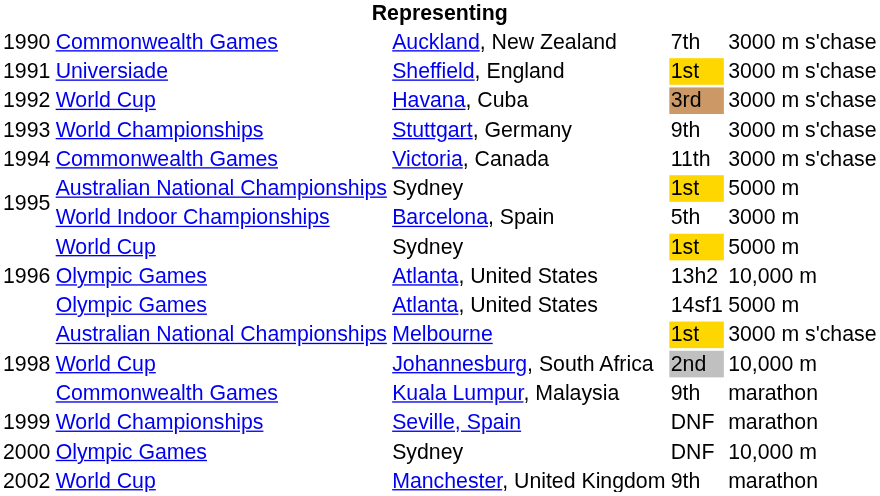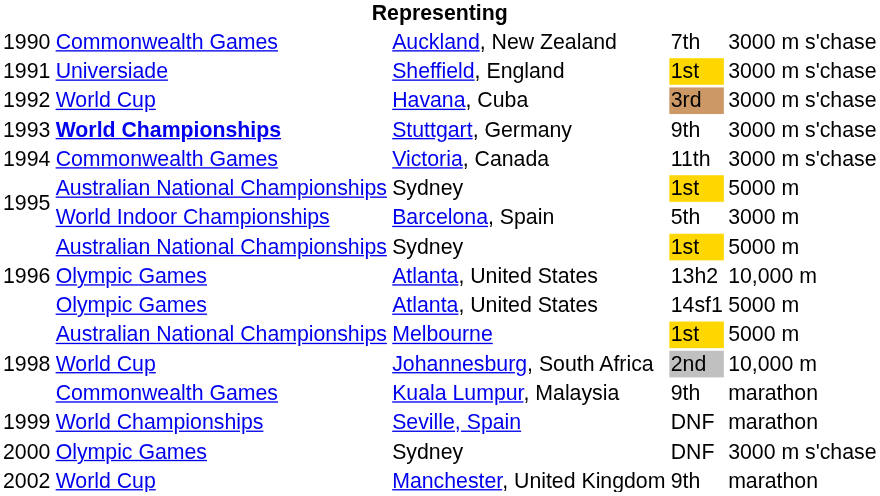(160, 129) normal -> (168, 129) bold
(106, 246) World Cup -> (221, 246) Australian National Championships
(802, 334) 3000 m s'chase -> (764, 334) 5000 m
(772, 451) 10,000 m -> (802, 451) 3000 m s'chase
